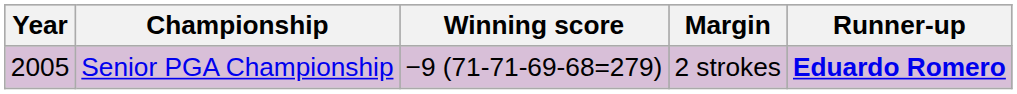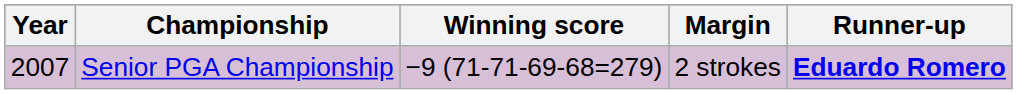(40, 66) 2005 -> (40, 66) 2007
